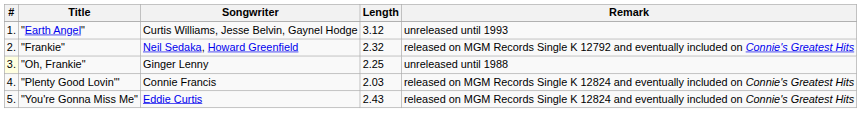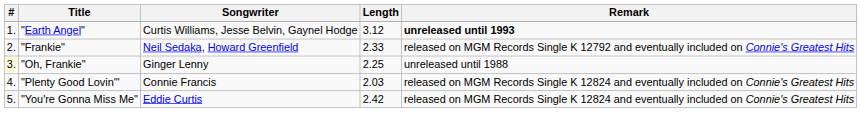(456, 30) normal -> (459, 30) bold
(373, 47) 2.32 -> (373, 47) 2.33
(373, 99) 2.43 -> (373, 99) 2.42
